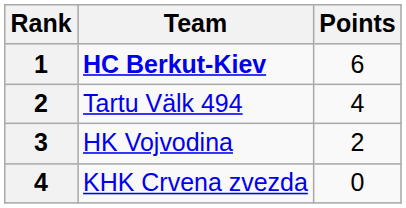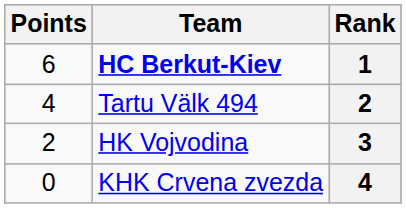columns swapped: (41, 24) <-> (357, 24)
